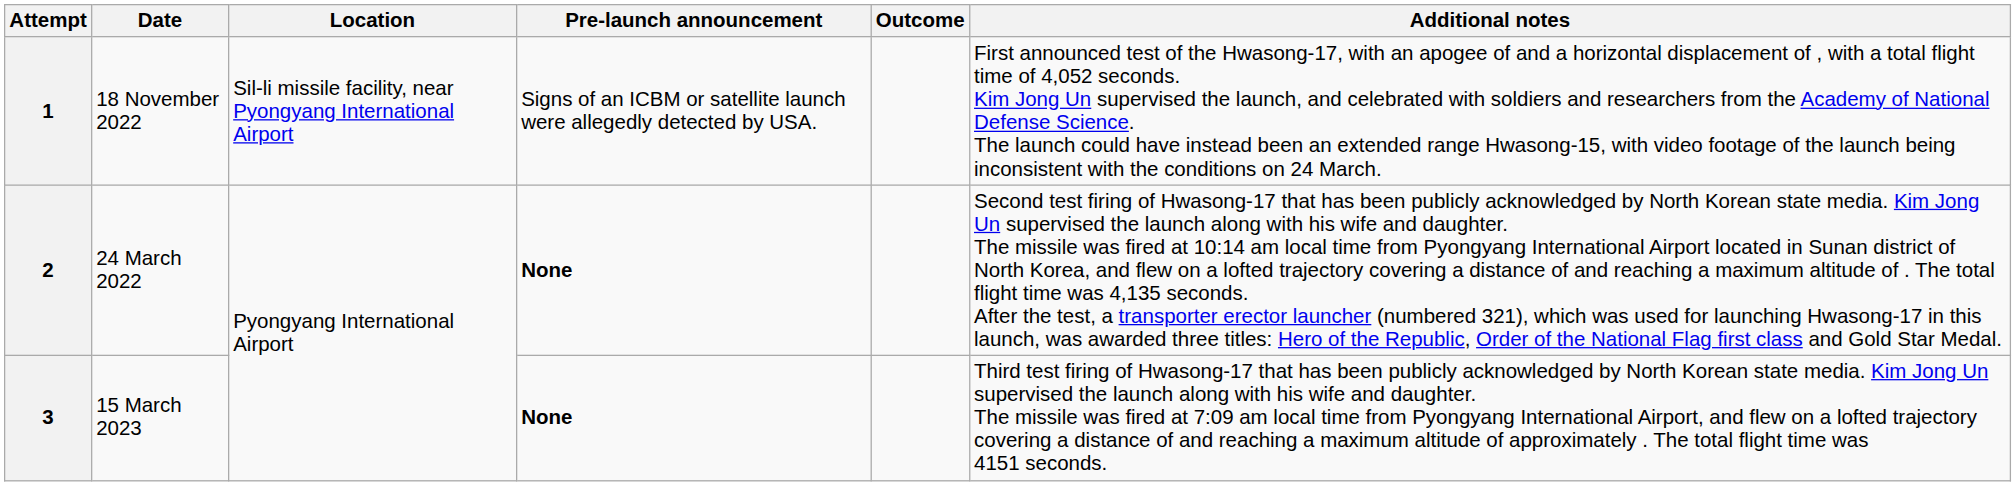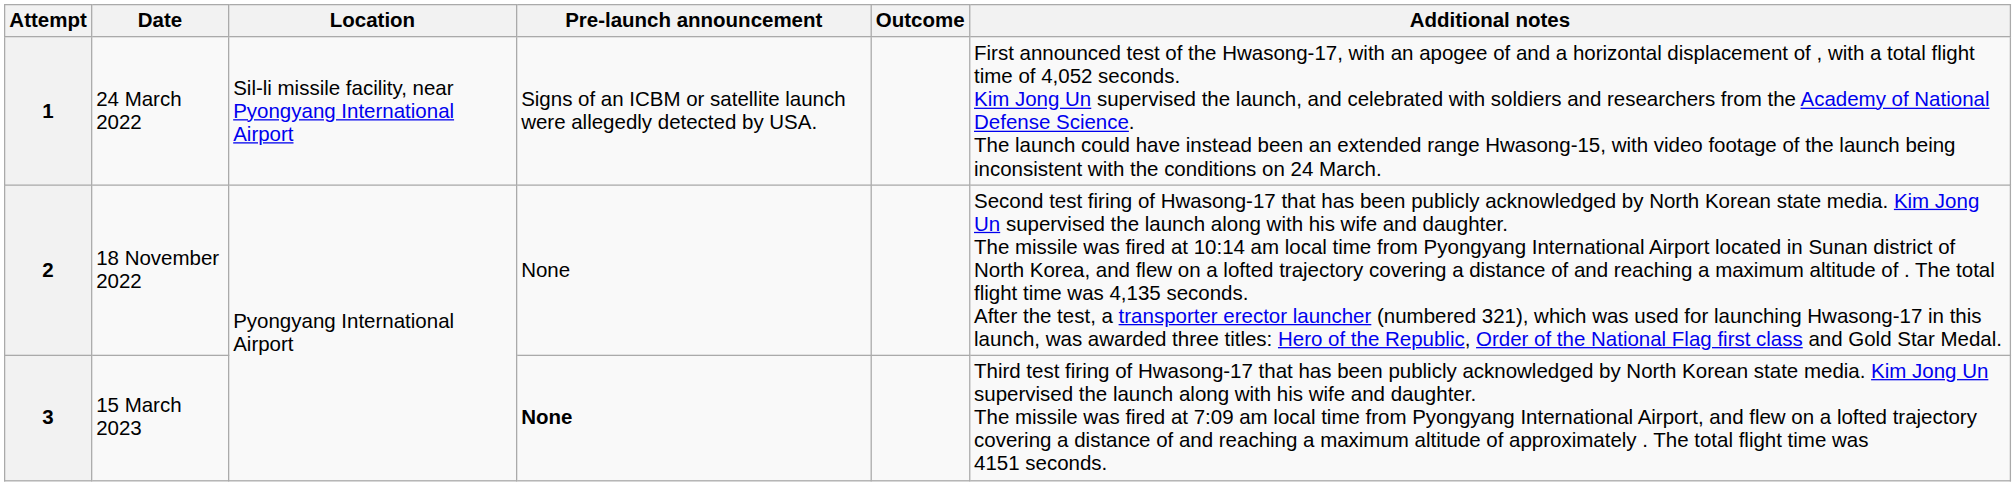(158, 110) 18 November 2022 -> (139, 110) 24 March 2022
(139, 270) 24 March 2022 -> (158, 270) 18 November 2022
(547, 270) bold -> (546, 270) normal
